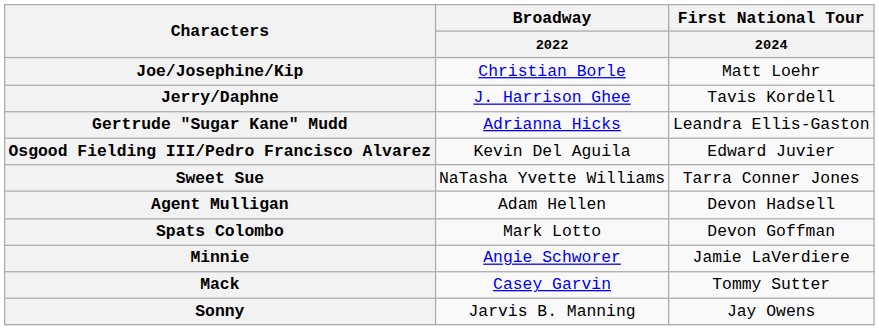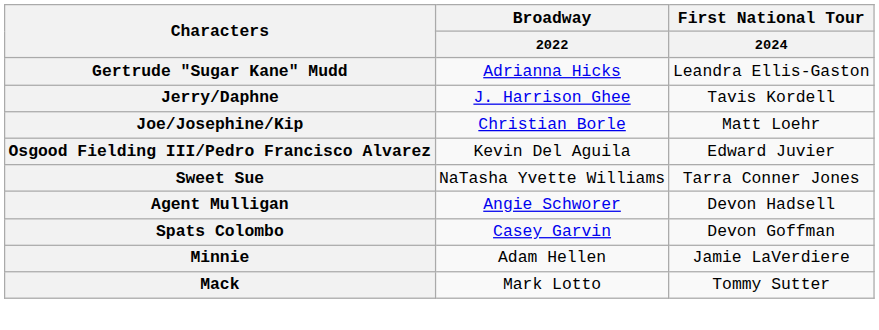rows swapped: (220, 71) <-> (220, 125)
(552, 205) Adam Hellen -> (552, 205) Angie Schworer
(552, 232) Mark Lotto -> (552, 232) Casey Garvin
(552, 258) Angie Schworer -> (552, 258) Adam Hellen
(552, 285) Casey Garvin -> (552, 285) Mark Lotto
- row: (220, 312)
